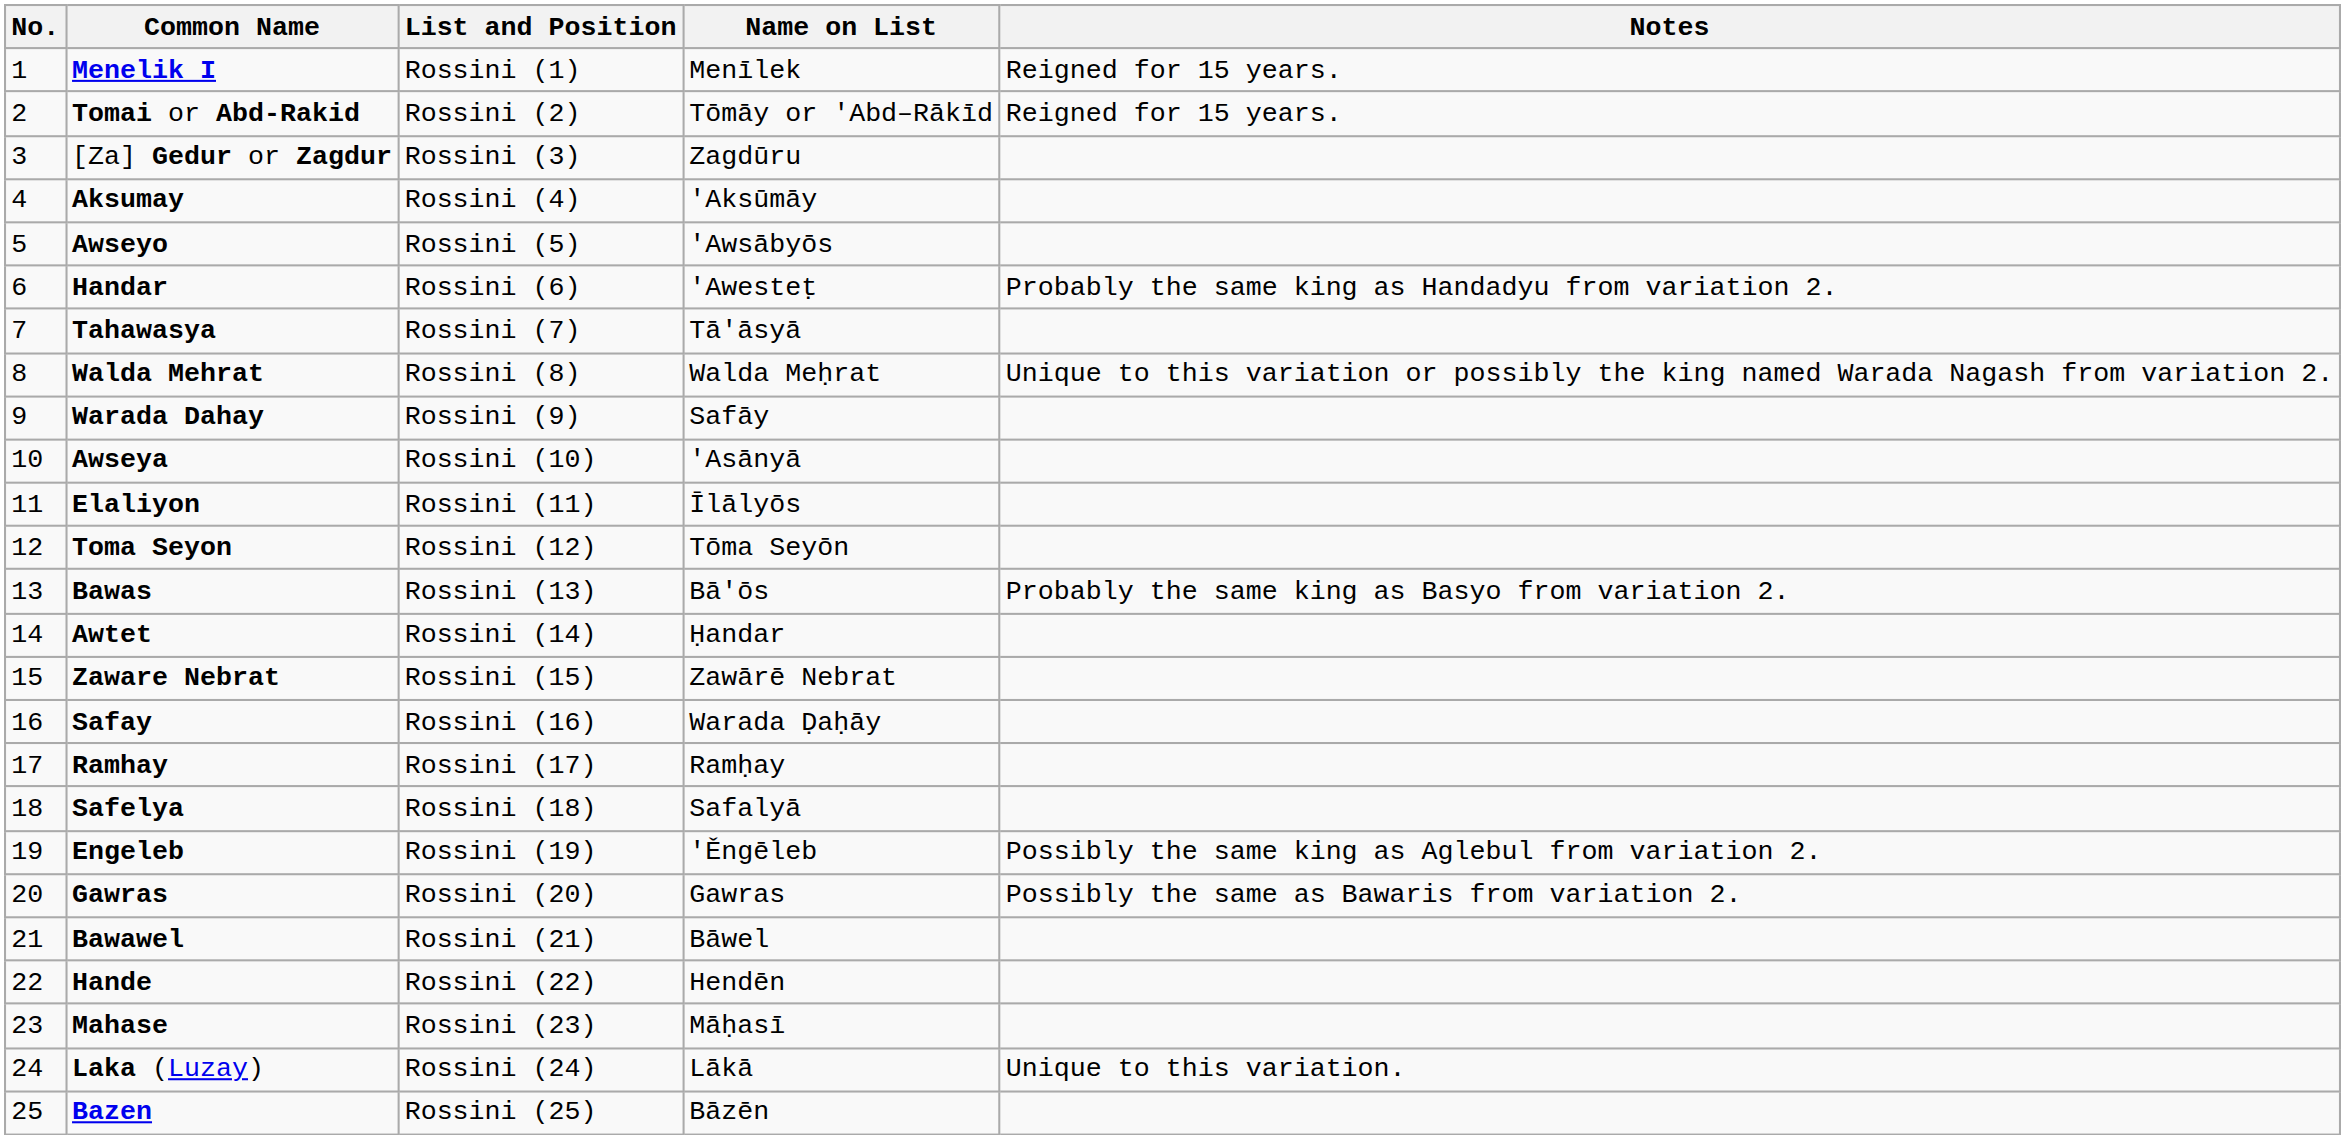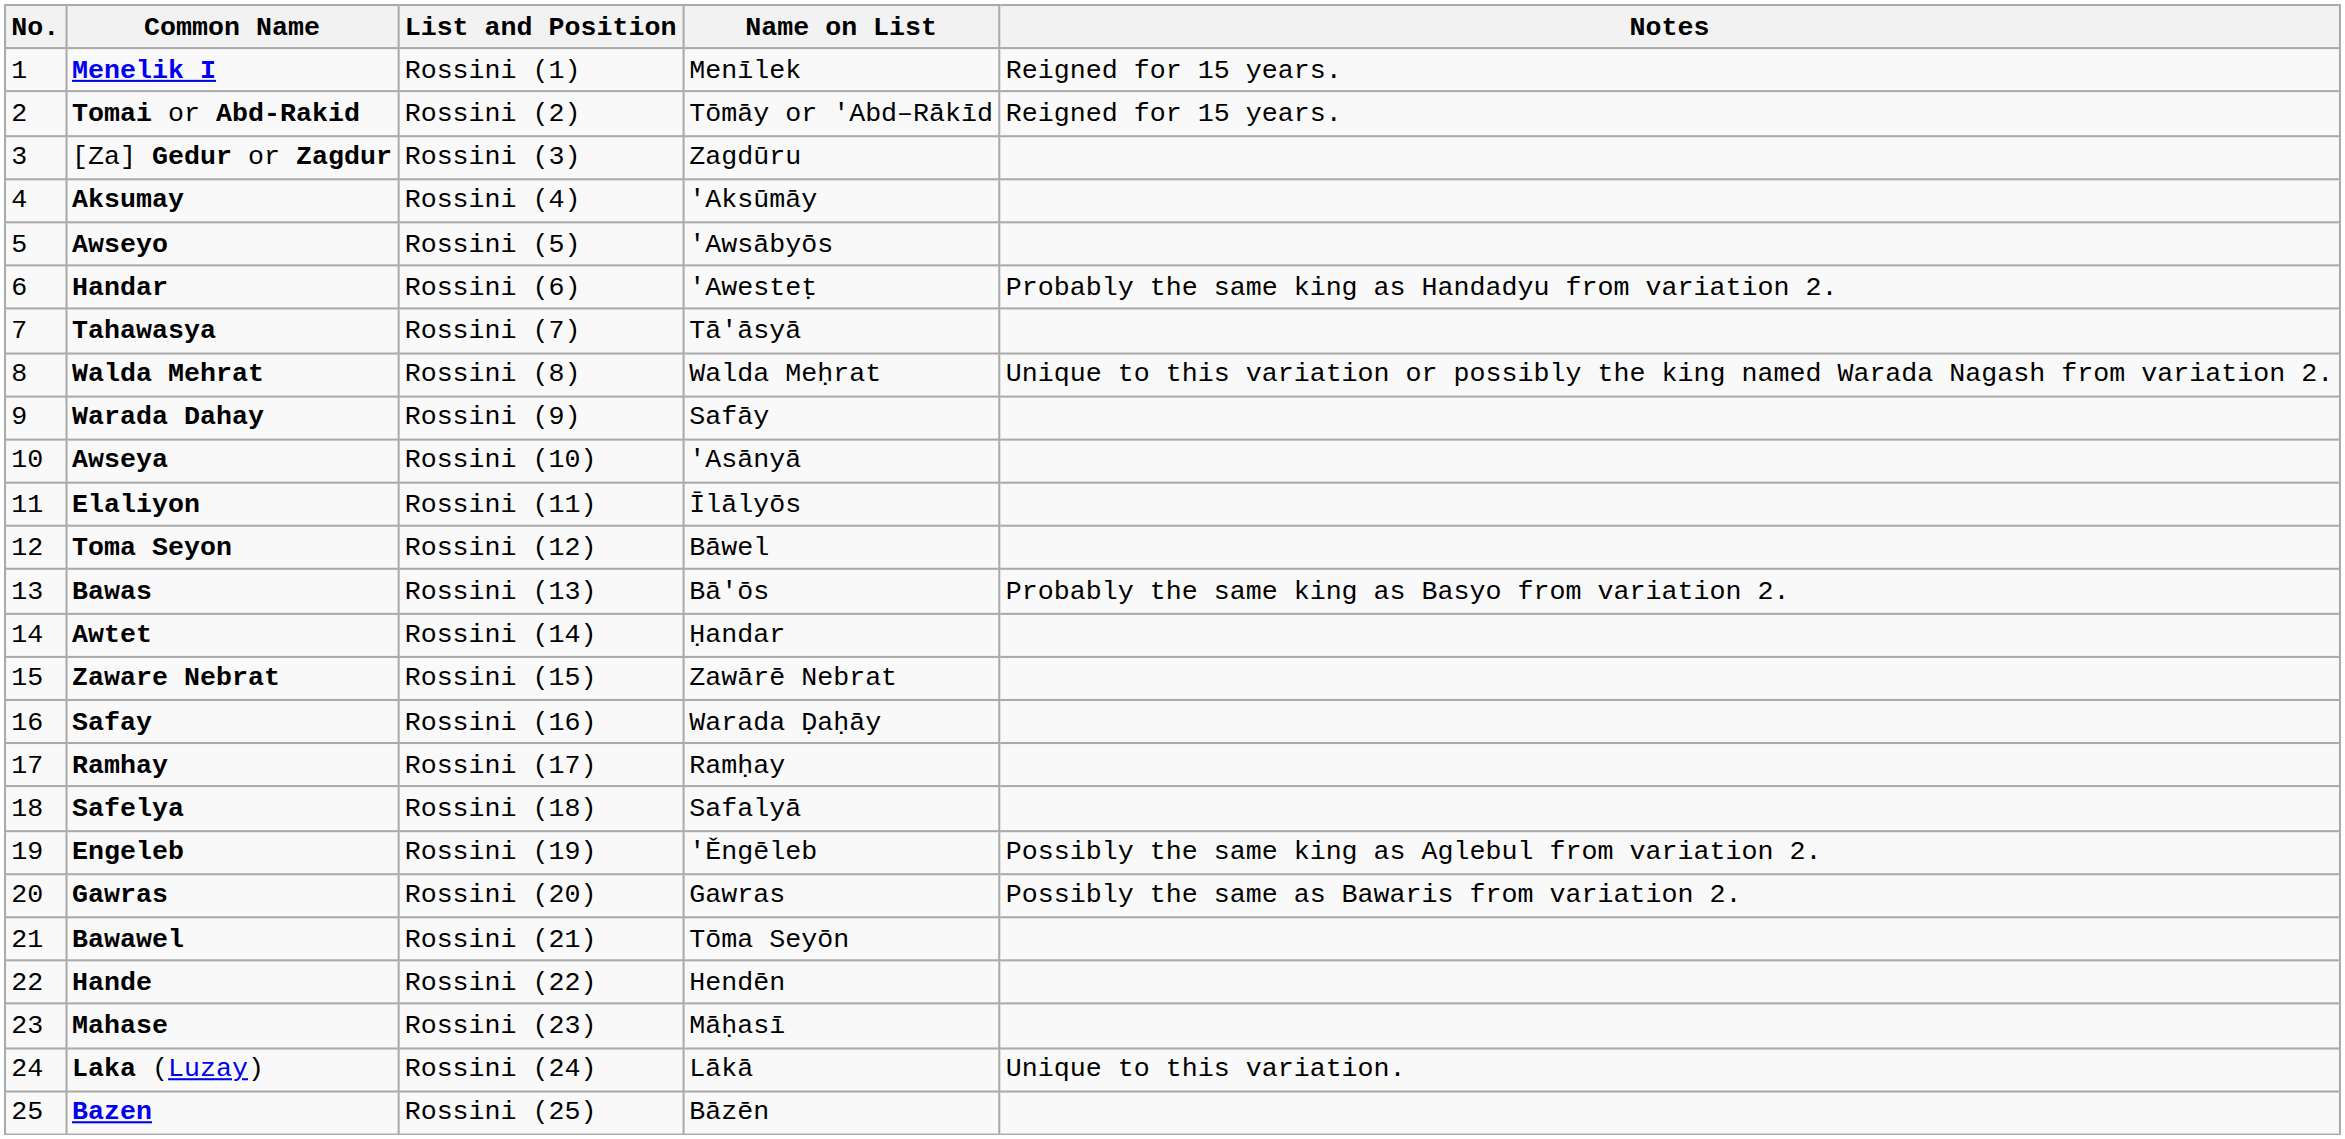(769, 548) Tōma Seyōn -> (729, 548) Bāwel
(729, 939) Bāwel -> (769, 939) Tōma Seyōn
